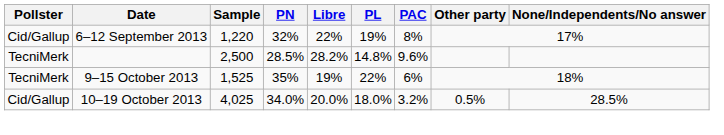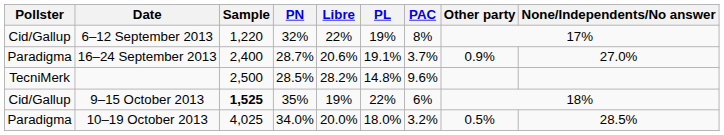+ row: (147, 57)
(38, 78) TecniMerk -> (40, 99) Cid/Gallup
(237, 78) normal -> (246, 99) bold
(38, 99) Cid/Gallup -> (40, 120) Paradigma
